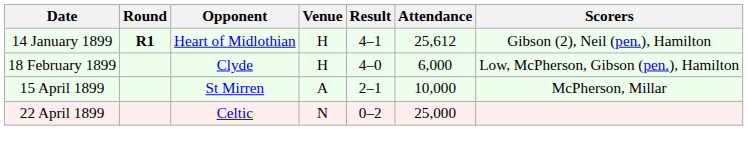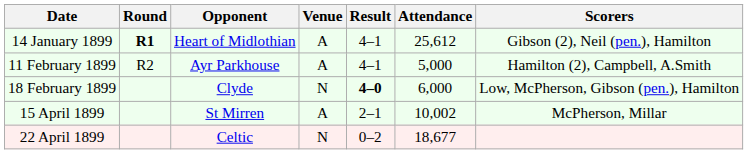(323, 40) H -> (323, 40) A
+ row: (62, 64)
(323, 64) H -> (323, 88) N
(370, 64) normal -> (370, 88) bold
(435, 88) 10,000 -> (435, 112) 10,002
(435, 112) 25,000 -> (435, 137) 18,677
